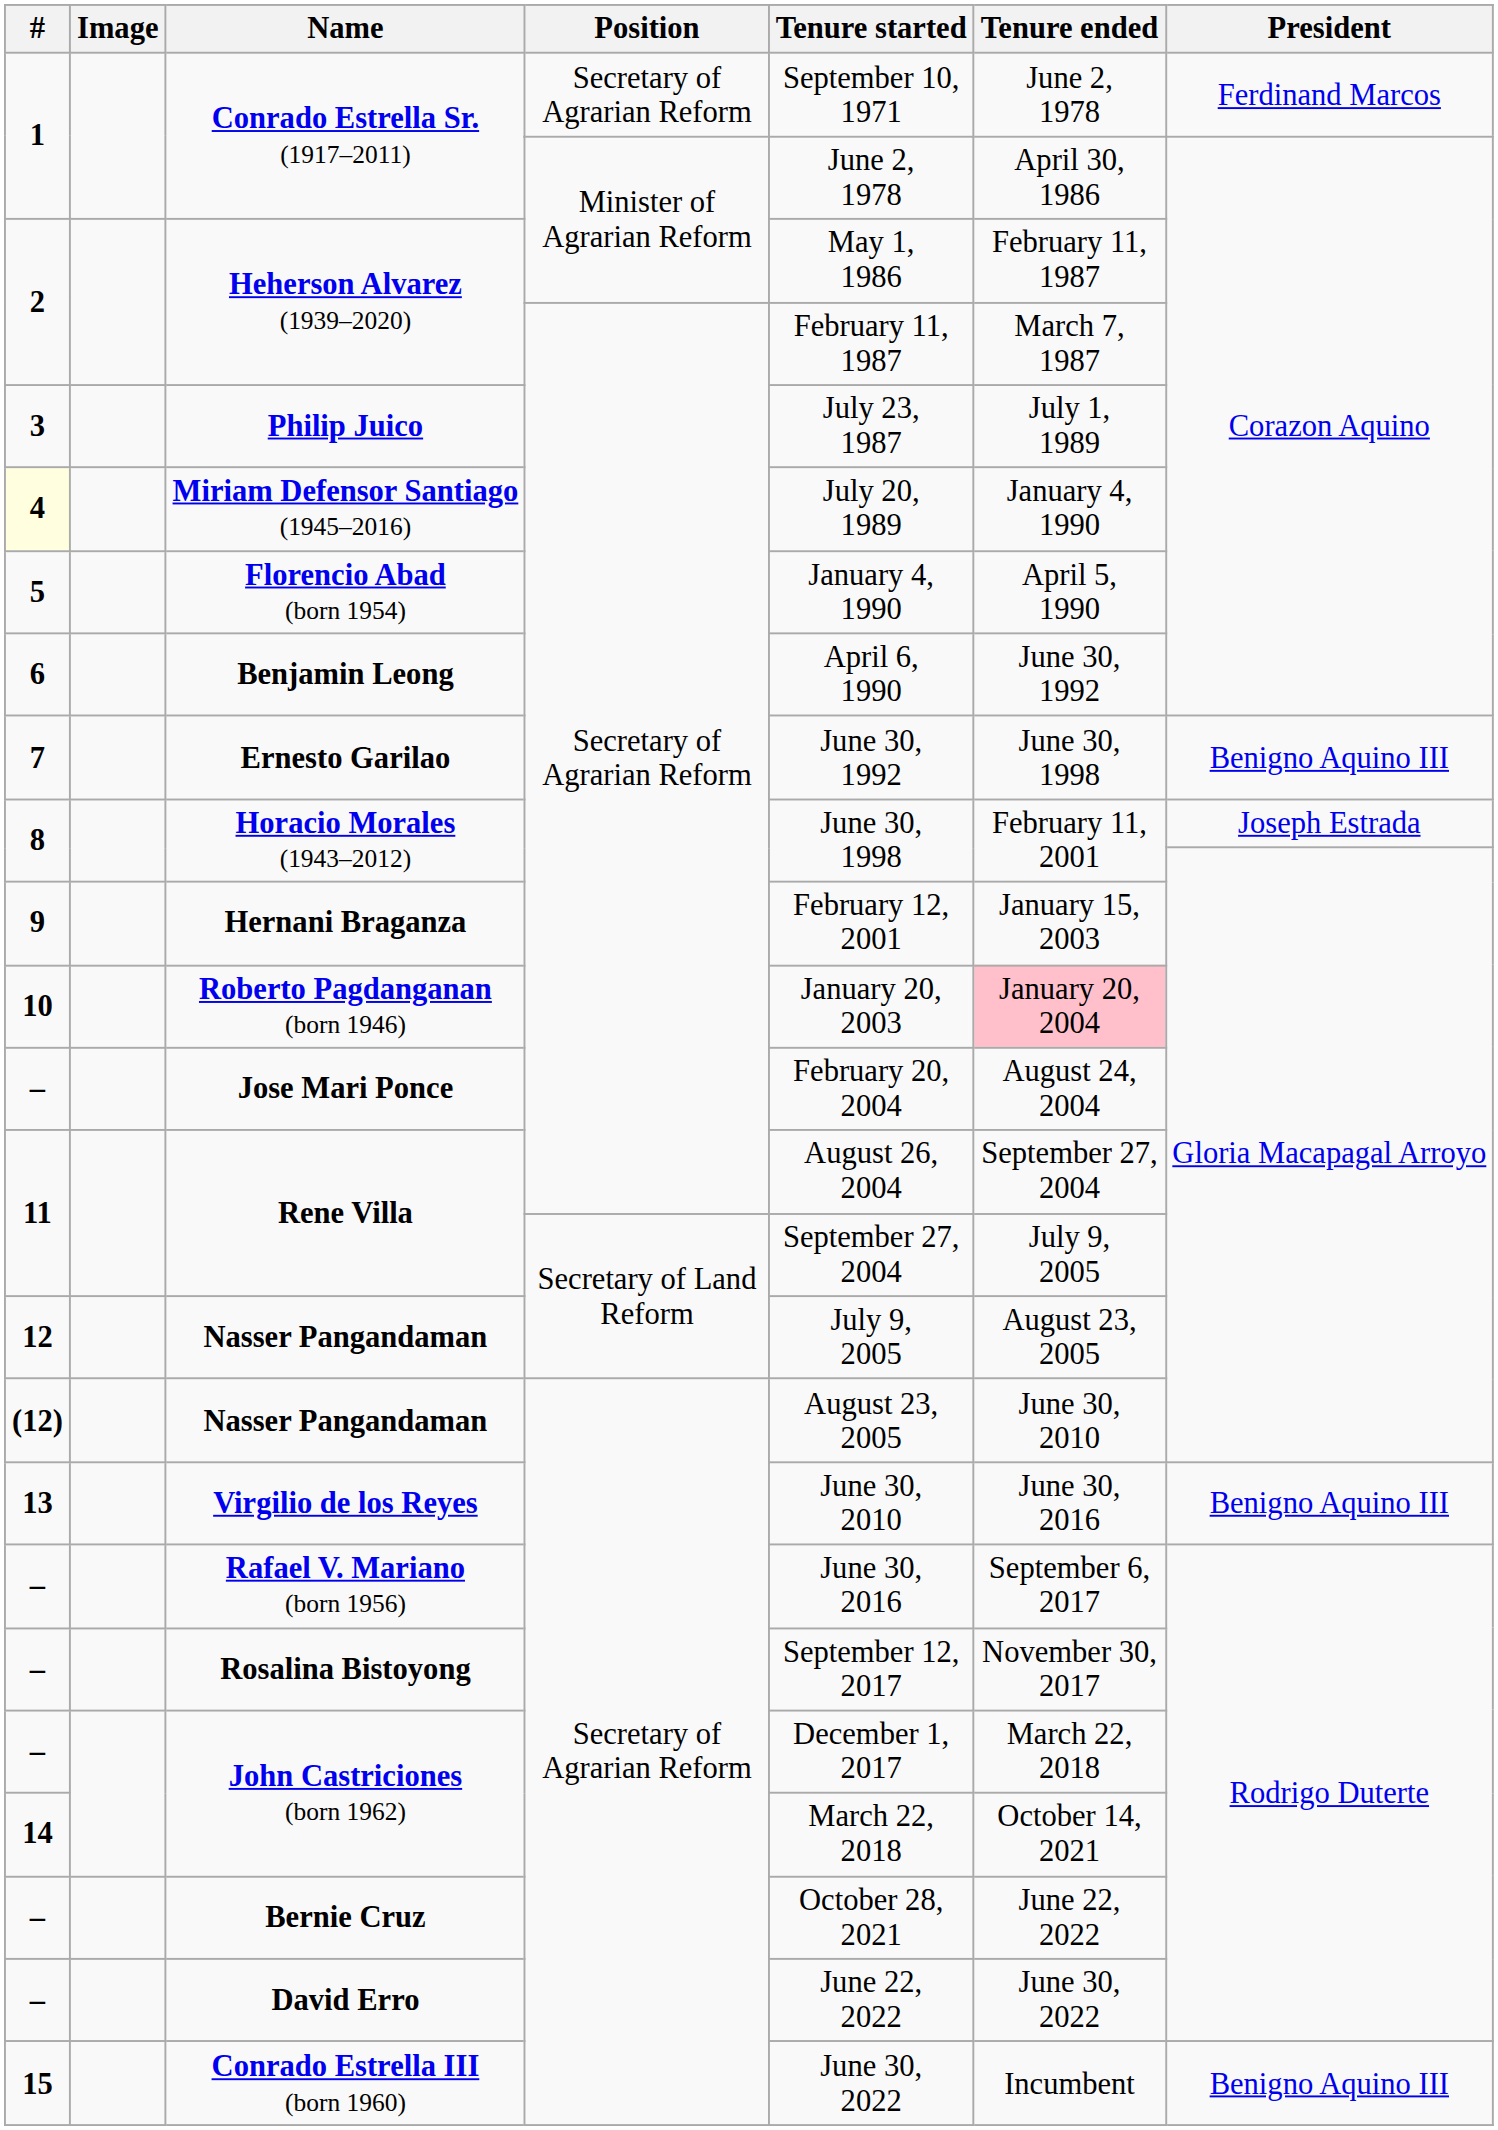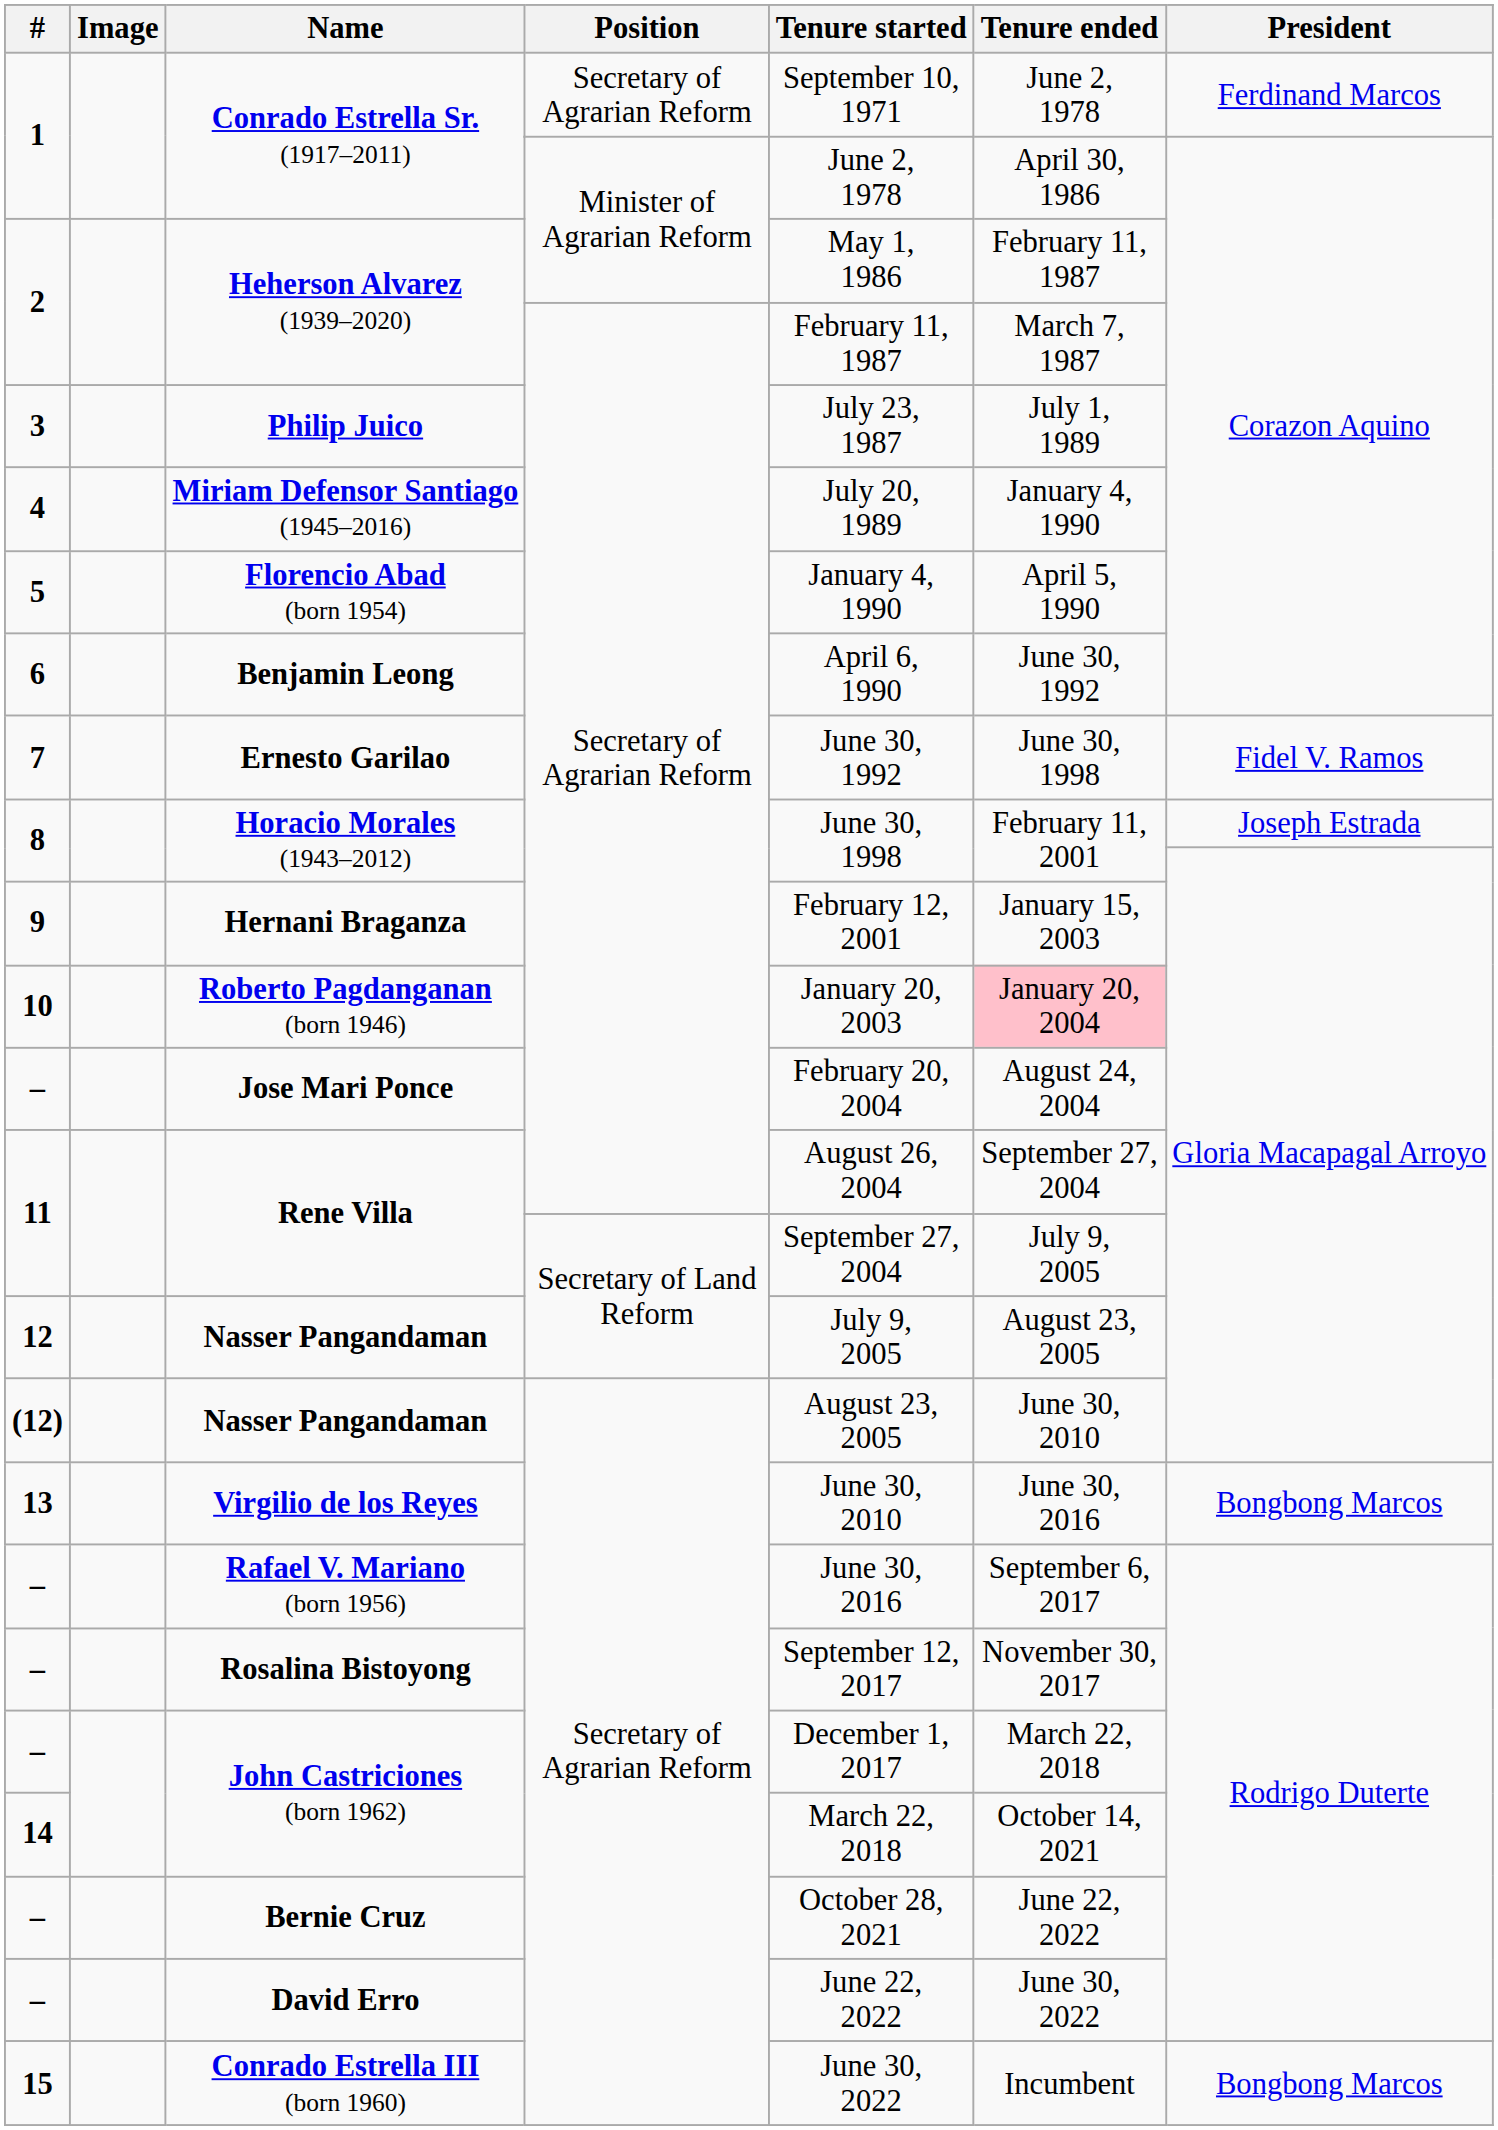(37, 508) lightyellow background -> (37, 508) no background
(1329, 757) Benigno Aquino III -> (1329, 757) Fidel V. Ramos
(1329, 1502) Benigno Aquino III -> (1329, 1502) Bongbong Marcos
(1329, 2082) Benigno Aquino III -> (1329, 2082) Bongbong Marcos
